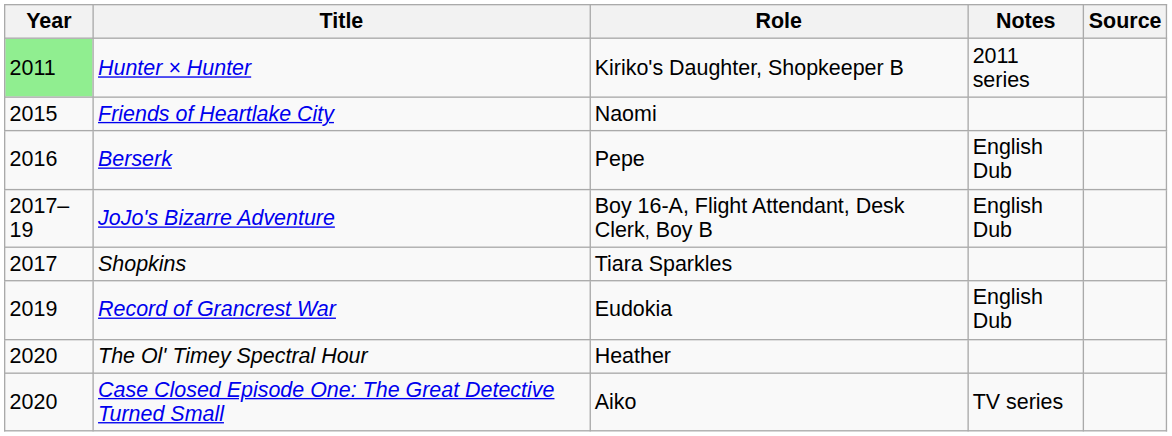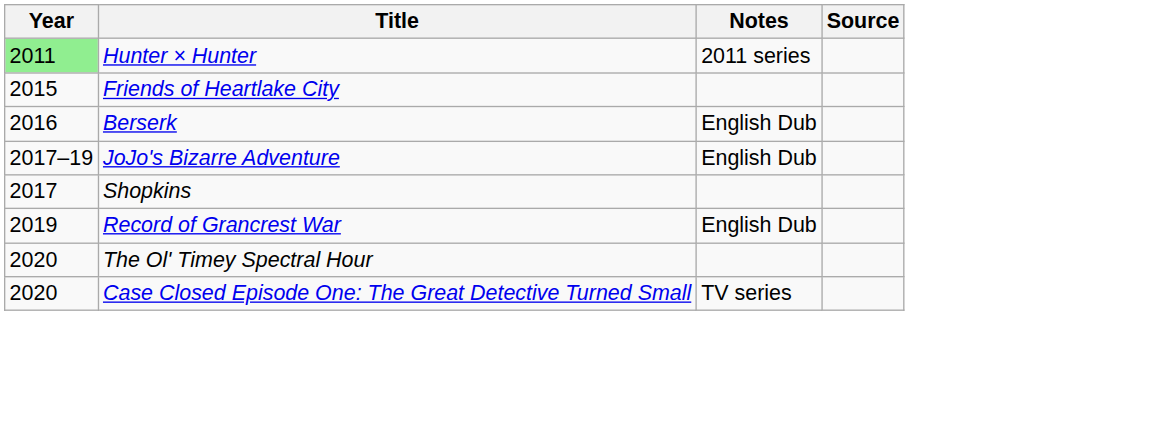- column: (779, 21)
